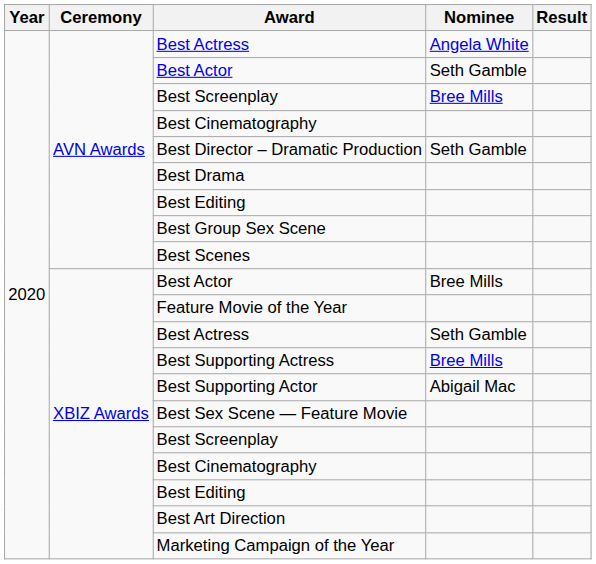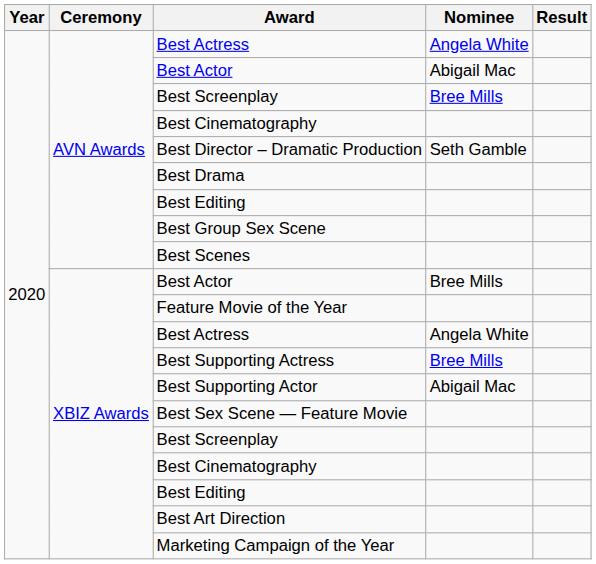(478, 70) Seth Gamble -> (473, 70) Abigail Mac
(478, 334) Seth Gamble -> (479, 334) Angela White
